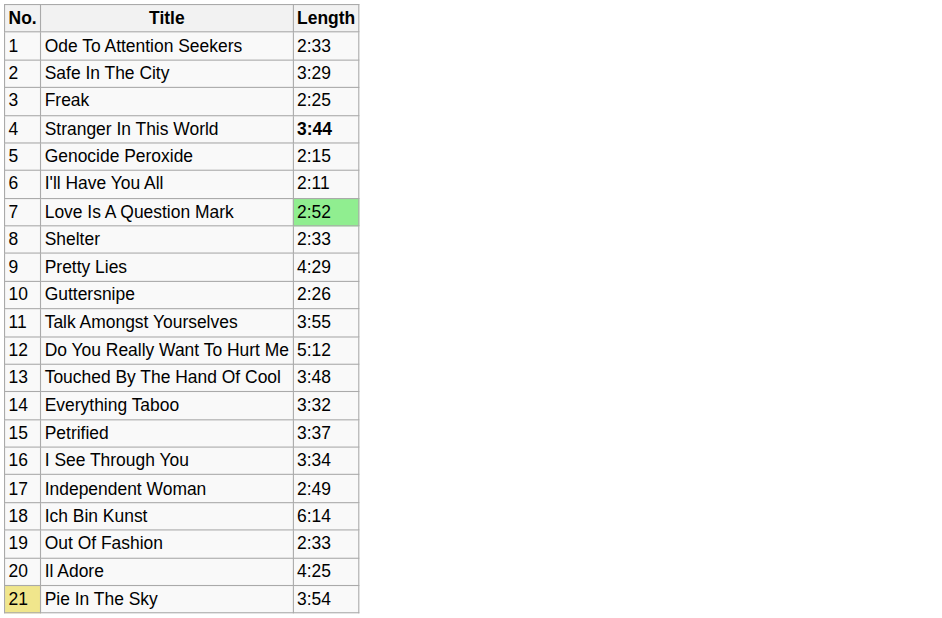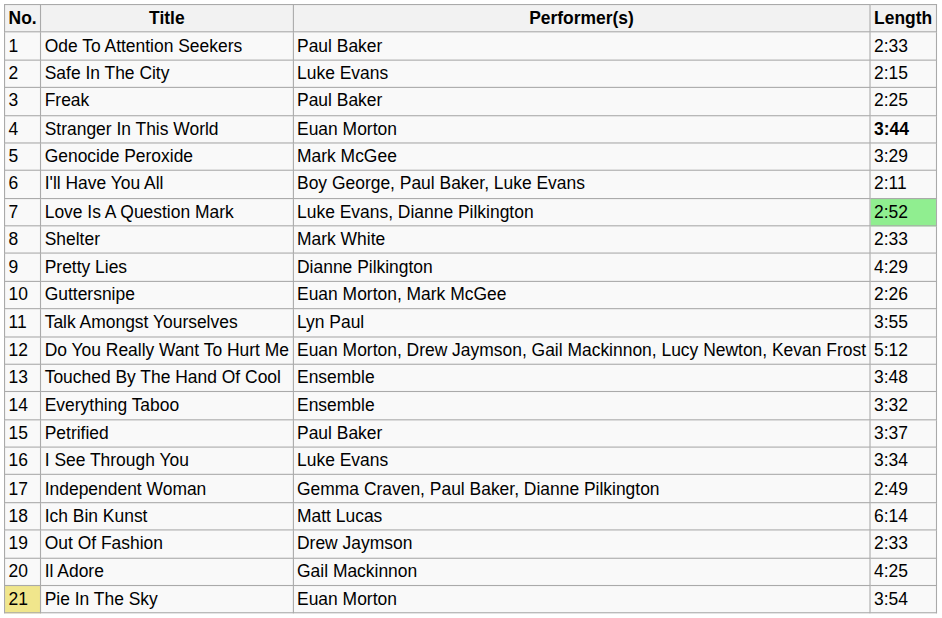+ column: (582, 18)
(314, 73) 3:29 -> (891, 73) 2:15
(314, 156) 2:15 -> (891, 156) 3:29
